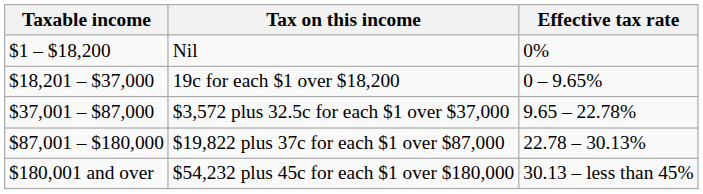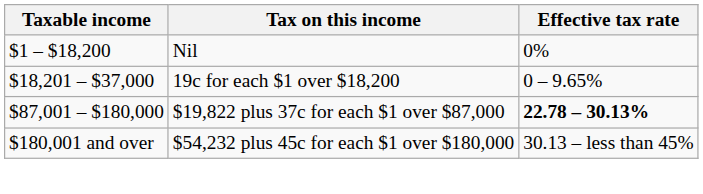- row: (341, 111)
(585, 142) normal -> (586, 111) bold
